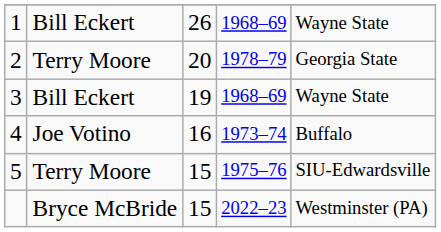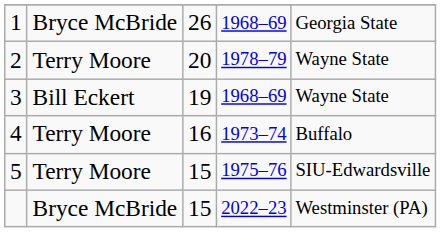(83, 23) Bill Eckert -> (105, 23) Bryce McBride
(342, 23) Wayne State -> (346, 23) Georgia State
(346, 60) Georgia State -> (342, 60) Wayne State
(82, 134) Joe Votino -> (92, 134) Terry Moore
